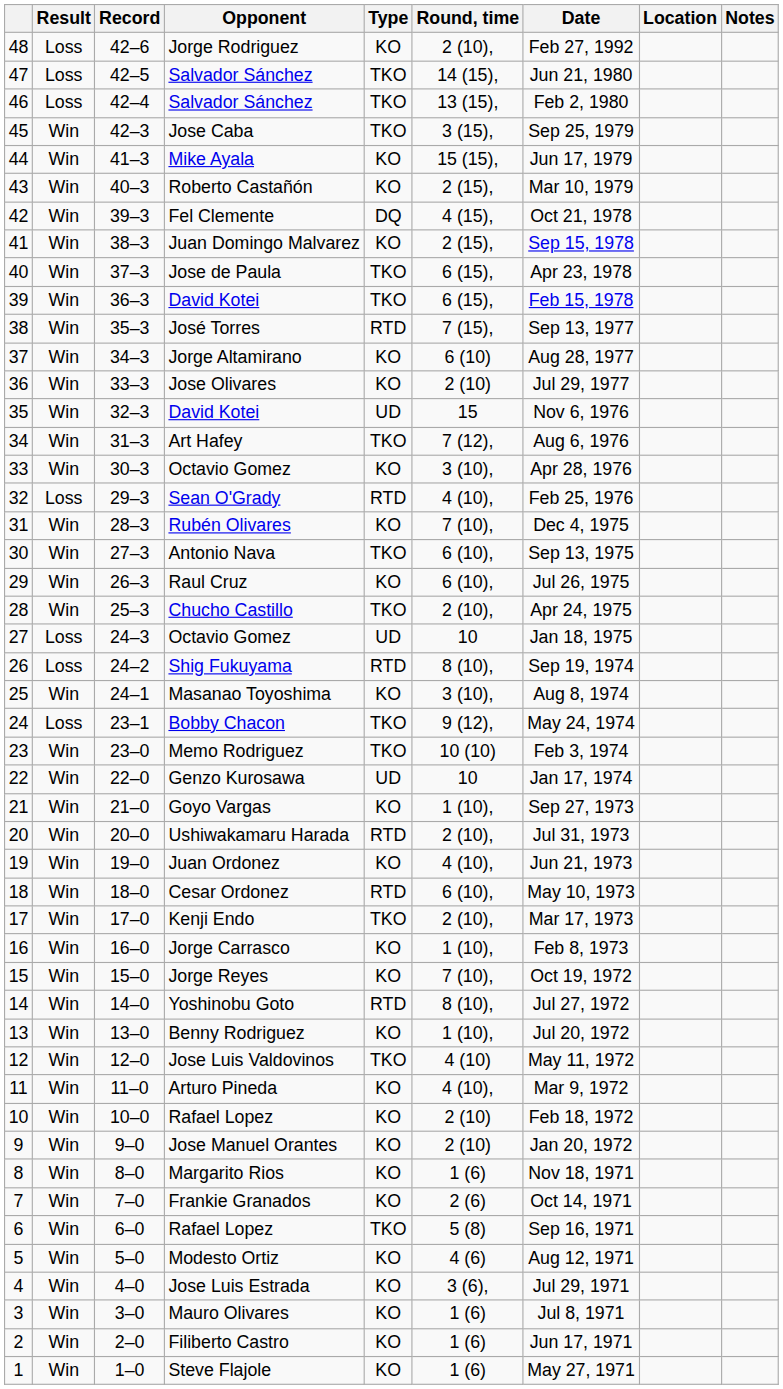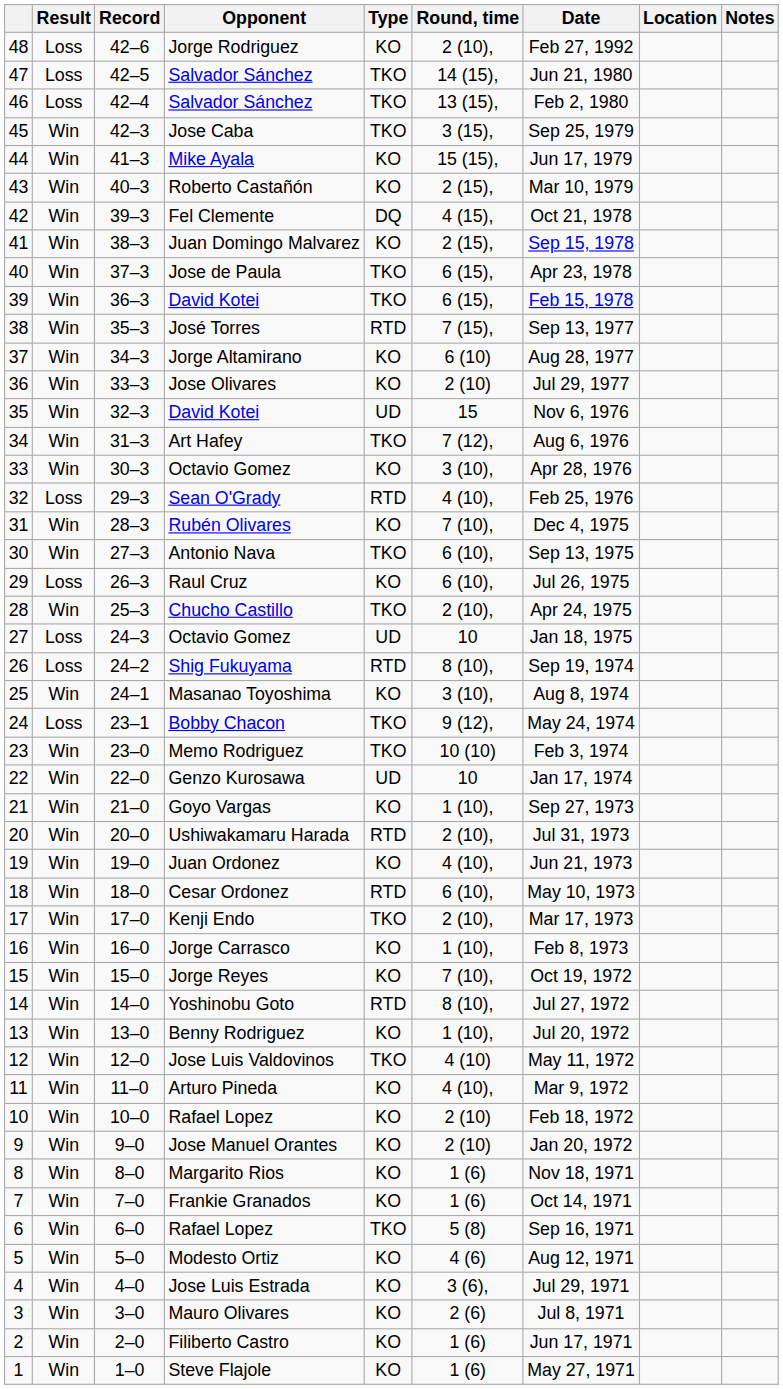(64, 581) Win -> (64, 581) Loss
(468, 1201) 2 (6) -> (468, 1201) 1 (6)
(468, 1314) 1 (6) -> (468, 1314) 2 (6)
